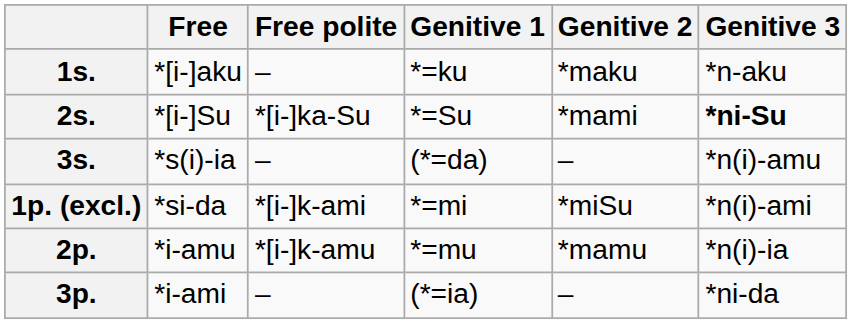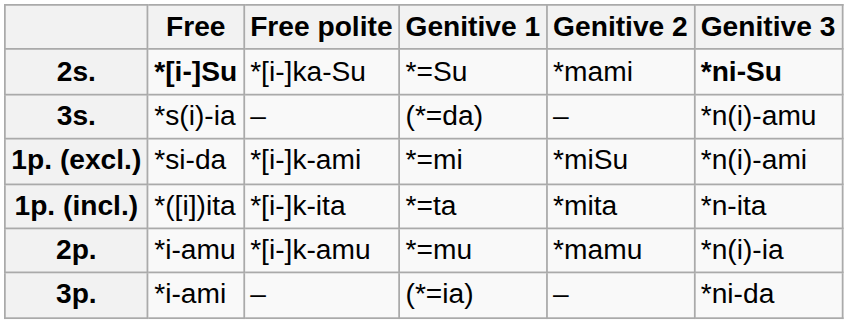- row: (76, 71)
(193, 116) normal -> (196, 71) bold
+ row: (76, 205)
